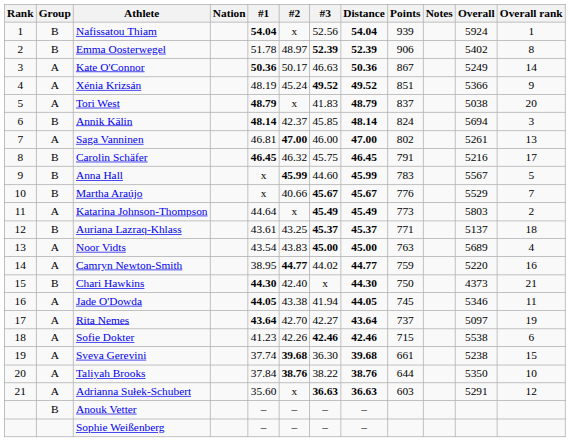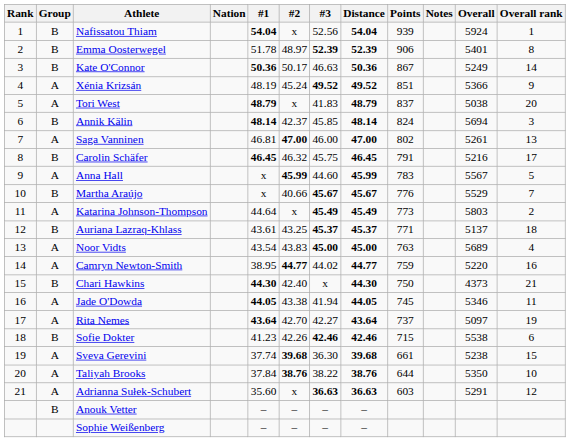(476, 49) 5402 -> (476, 49) 5401
(55, 67) A -> (55, 67) B
(55, 175) B -> (55, 175) A
(55, 337) A -> (55, 337) B
